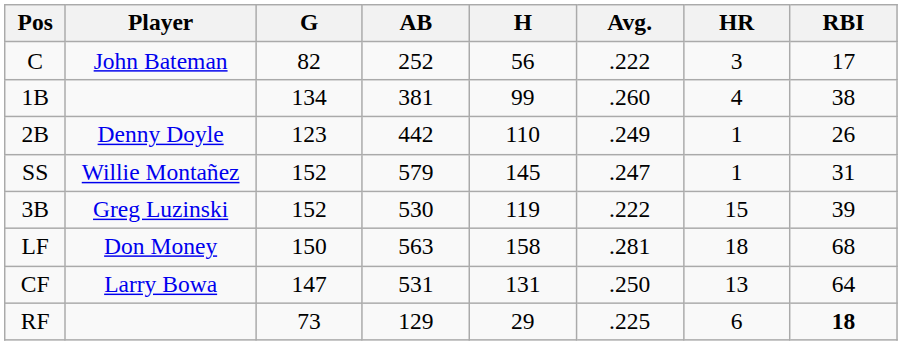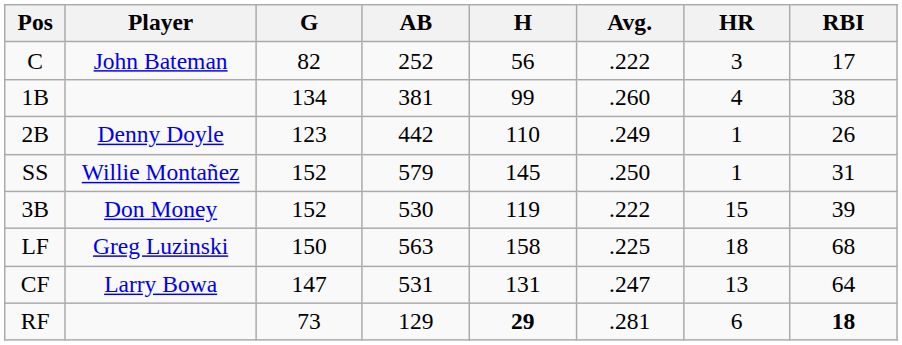(630, 172) .247 -> (630, 172) .250
(161, 209) Greg Luzinski -> (161, 209) Don Money
(161, 246) Don Money -> (161, 246) Greg Luzinski
(630, 246) .281 -> (630, 246) .225
(630, 284) .250 -> (630, 284) .247
(523, 321) normal -> (523, 321) bold
(630, 321) .225 -> (630, 321) .281
